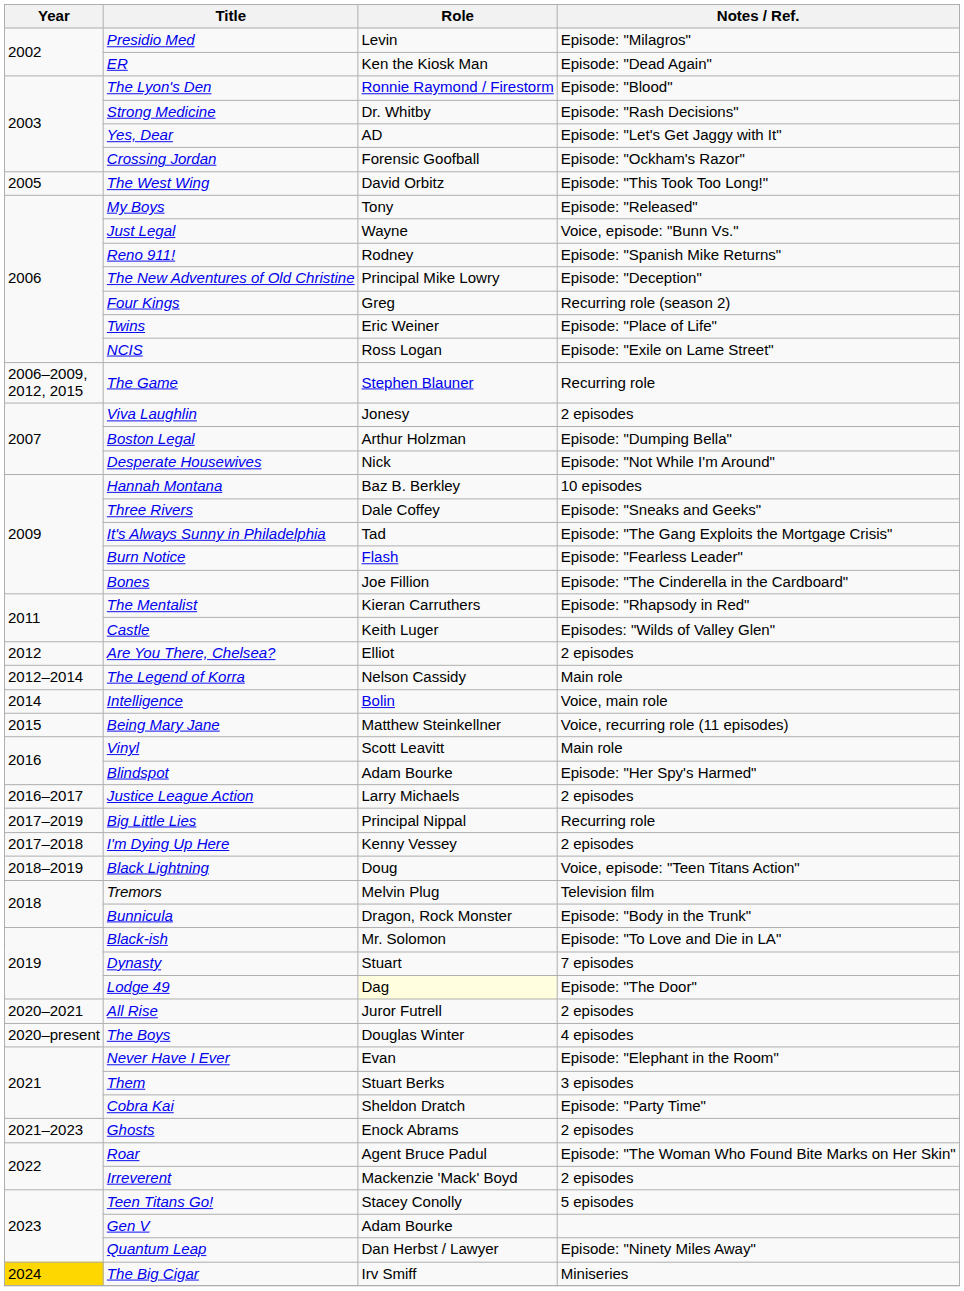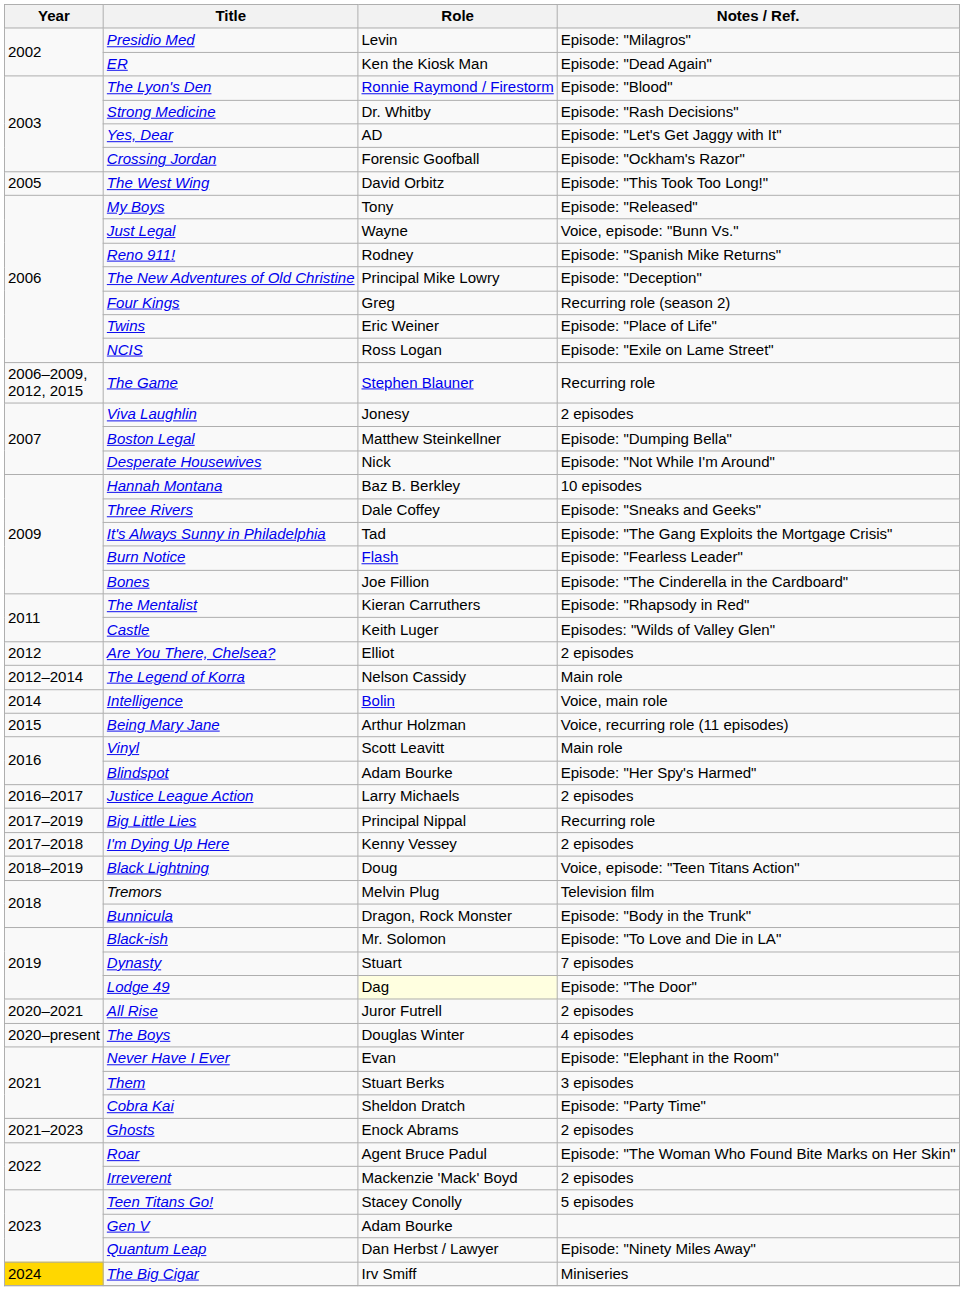(414, 438) Arthur Holzman -> (431, 438) Matthew Steinkellner
(431, 725) Matthew Steinkellner -> (414, 725) Arthur Holzman
